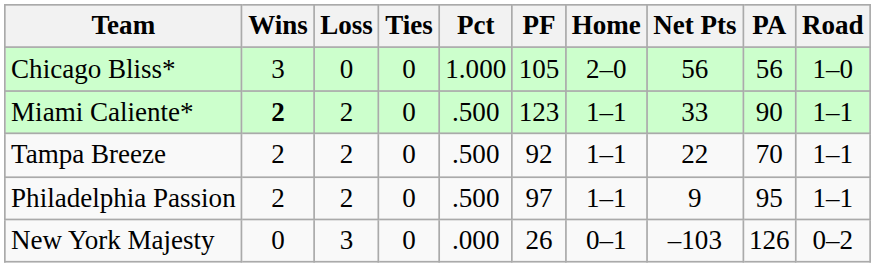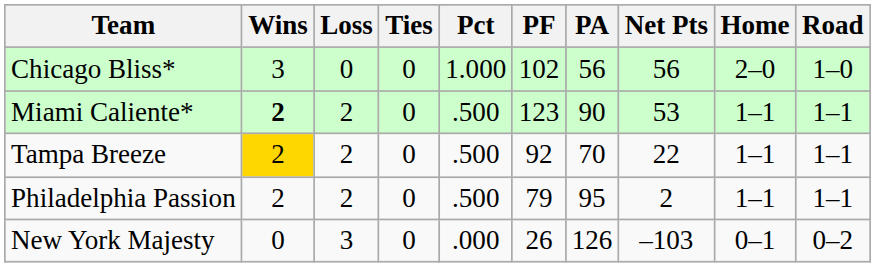columns swapped: (769, 25) <-> (606, 25)
(539, 68) 105 -> (539, 68) 102
(695, 111) 33 -> (666, 111) 53
(278, 154) no background -> (278, 154) gold background
(539, 197) 97 -> (539, 197) 79
(695, 197) 9 -> (666, 197) 2
